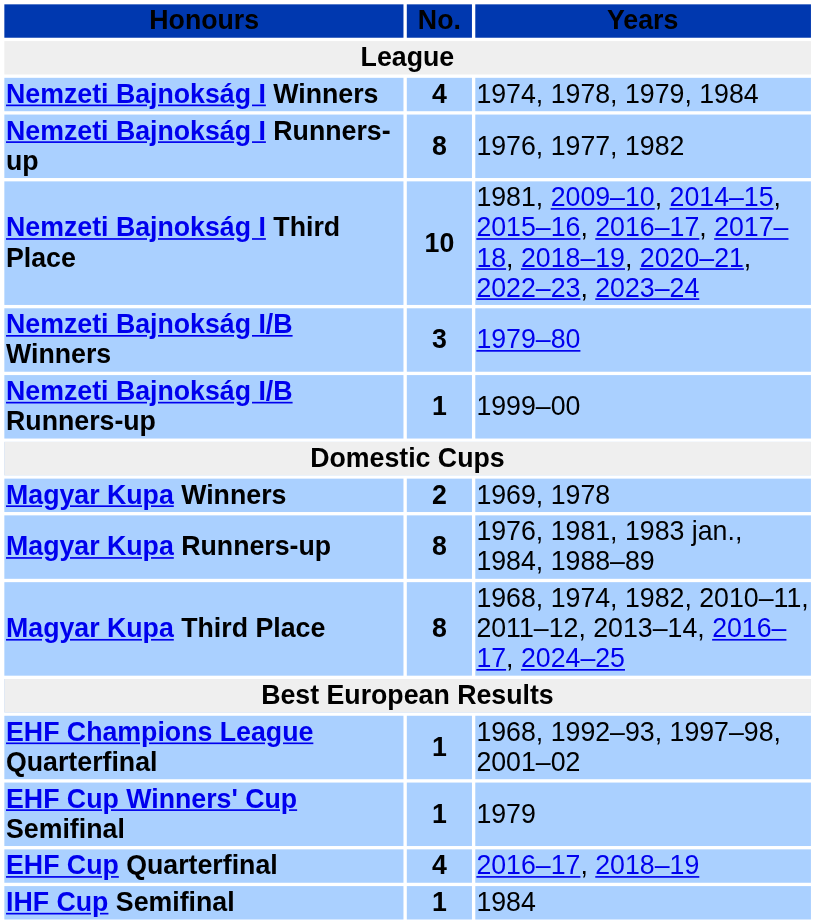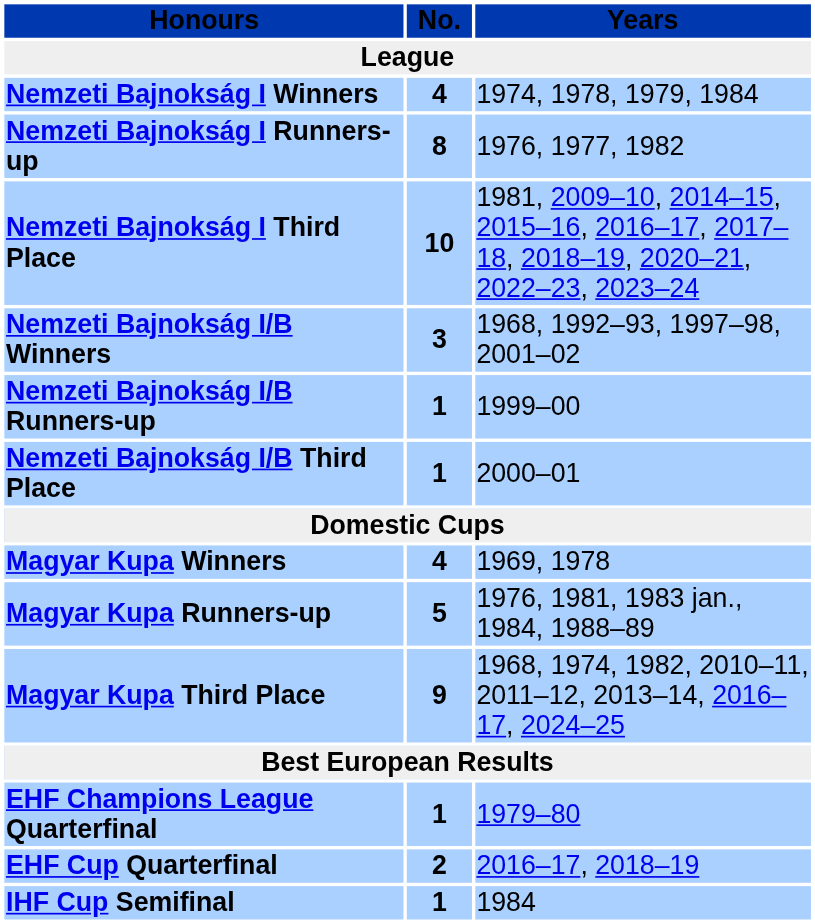(528, 339) 1979–80 -> (629, 339) 1968, 1992–93, 1997–98, 2001–02
+ row: (186, 473)
(439, 494) 2 -> (439, 561) 4
(439, 546) 8 -> (439, 613) 5
(439, 628) 8 -> (439, 695) 9
(629, 747) 1968, 1992–93, 1997–98, 2001–02 -> (528, 813) 1979–80
- row: (152, 813)
(439, 865) 4 -> (439, 865) 2
